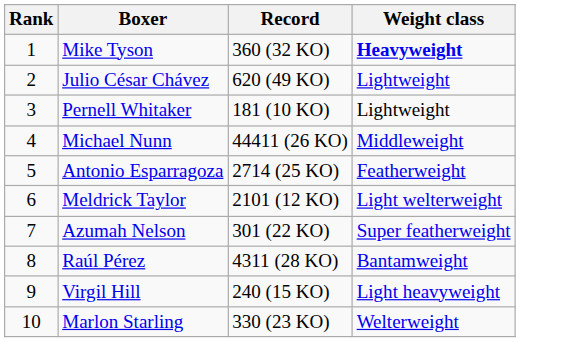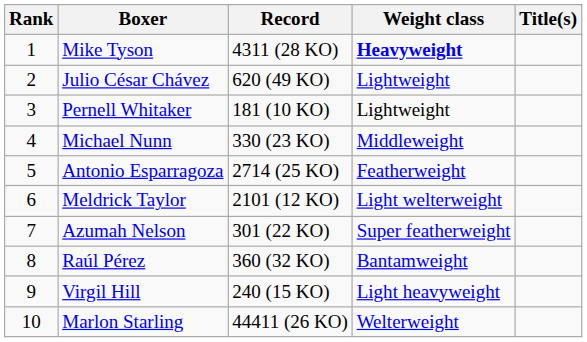+ column: (548, 19)
(281, 49) 360 (32 KO) -> (285, 49) 4311 (28 KO)
(290, 140) 44411 (26 KO) -> (281, 140) 330 (23 KO)
(285, 261) 4311 (28 KO) -> (281, 261) 360 (32 KO)
(281, 321) 330 (23 KO) -> (290, 321) 44411 (26 KO)
